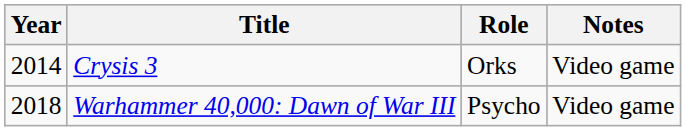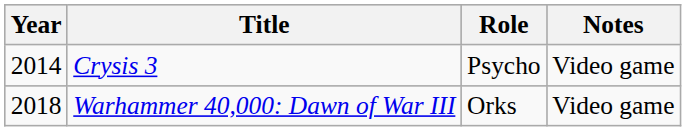(492, 65) Orks -> (504, 65) Psycho
(504, 105) Psycho -> (492, 105) Orks
